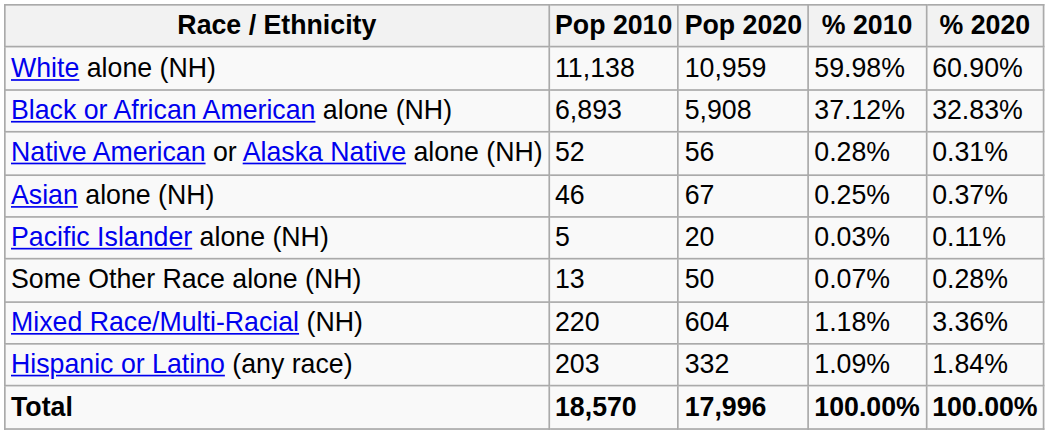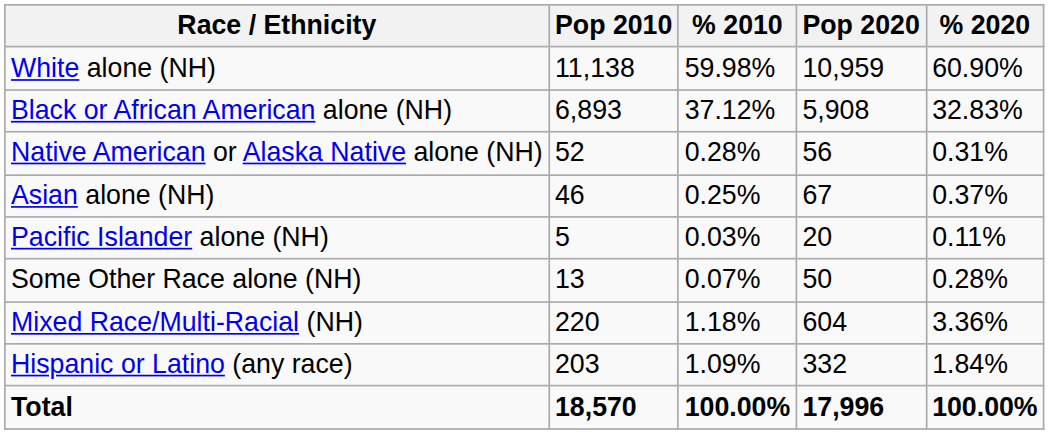columns swapped: (743, 25) <-> (867, 25)
